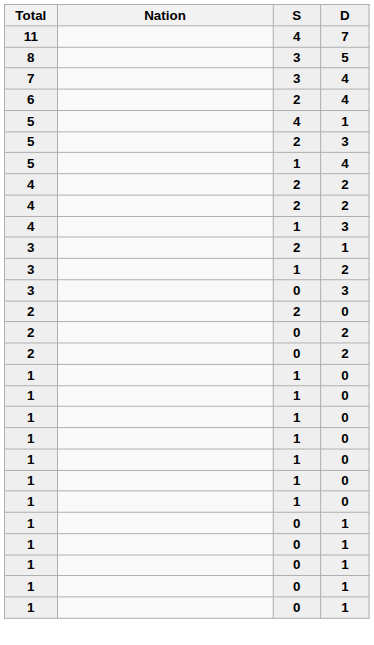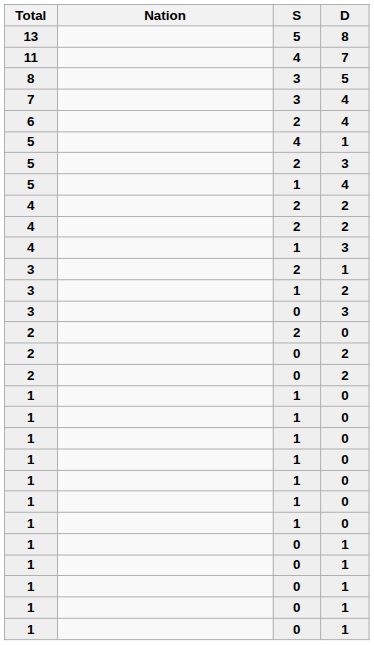+ row: (31, 37)
